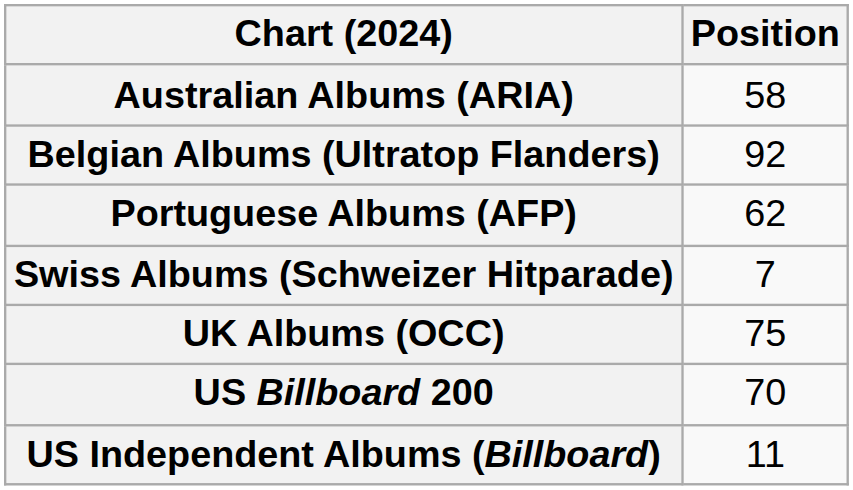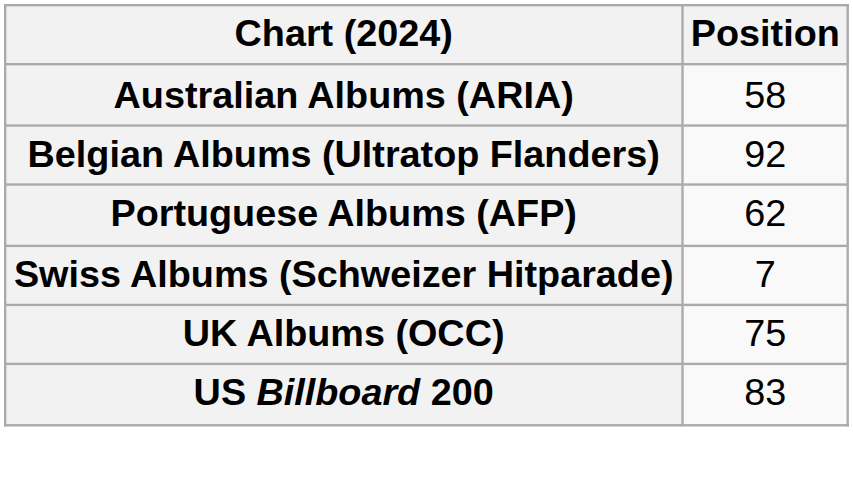(765, 393) 70 -> (765, 393) 83
- row: (344, 453)
